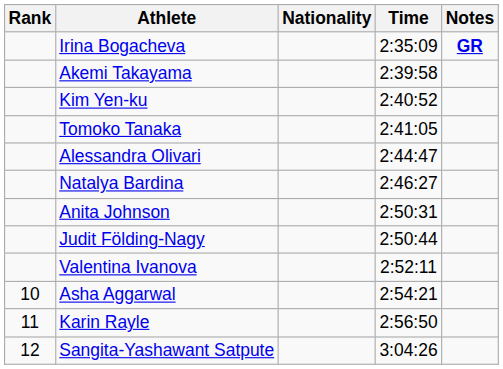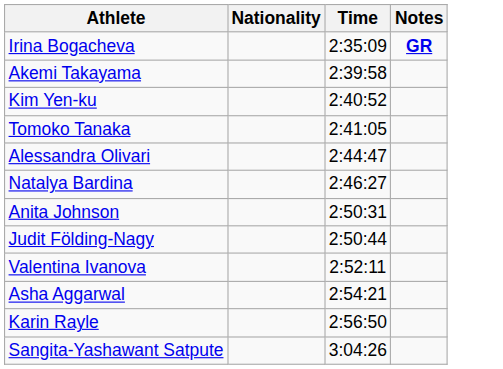- column: (30, 18)
